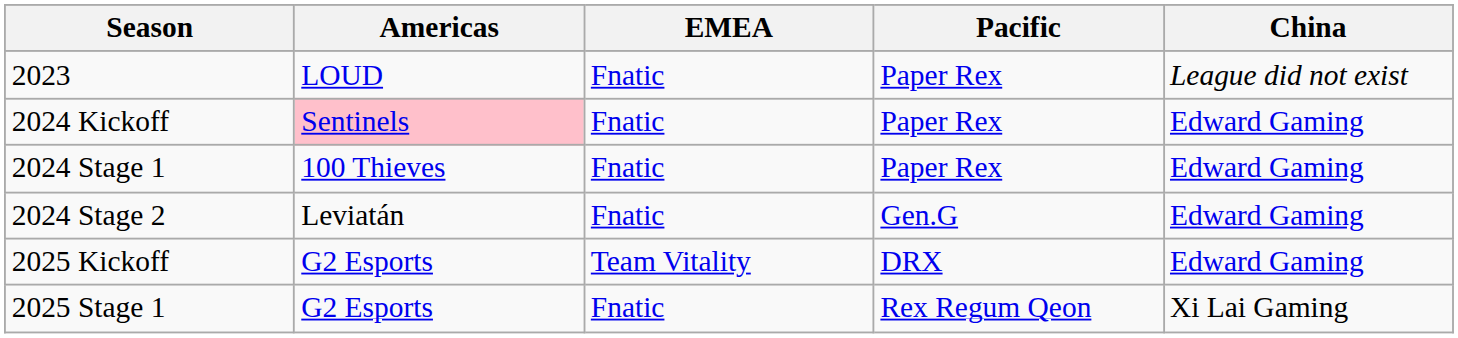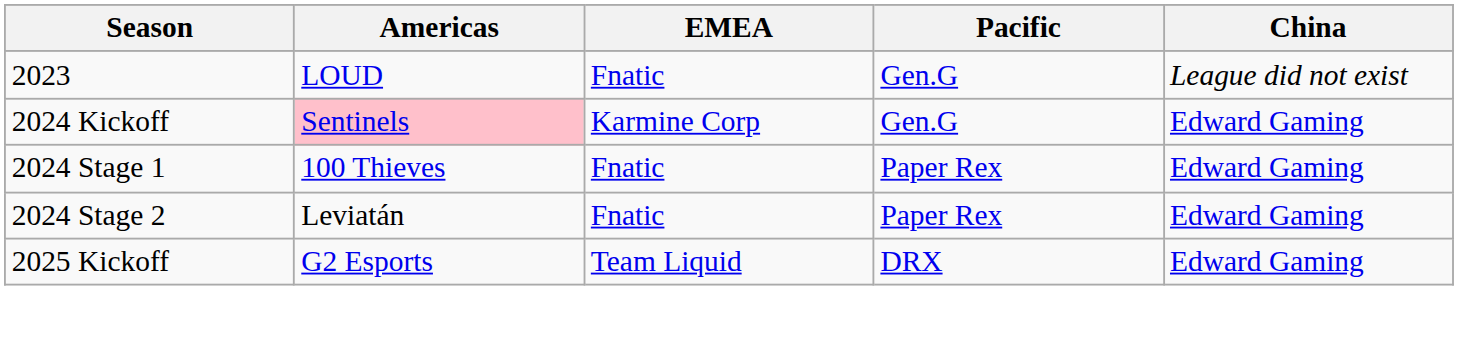(941, 74) Paper Rex -> (919, 74) Gen.G
(628, 121) Fnatic -> (675, 121) Karmine Corp
(941, 121) Paper Rex -> (919, 121) Gen.G
(919, 214) Gen.G -> (941, 214) Paper Rex
(671, 261) Team Vitality -> (666, 261) Team Liquid
- row: (89, 307)
